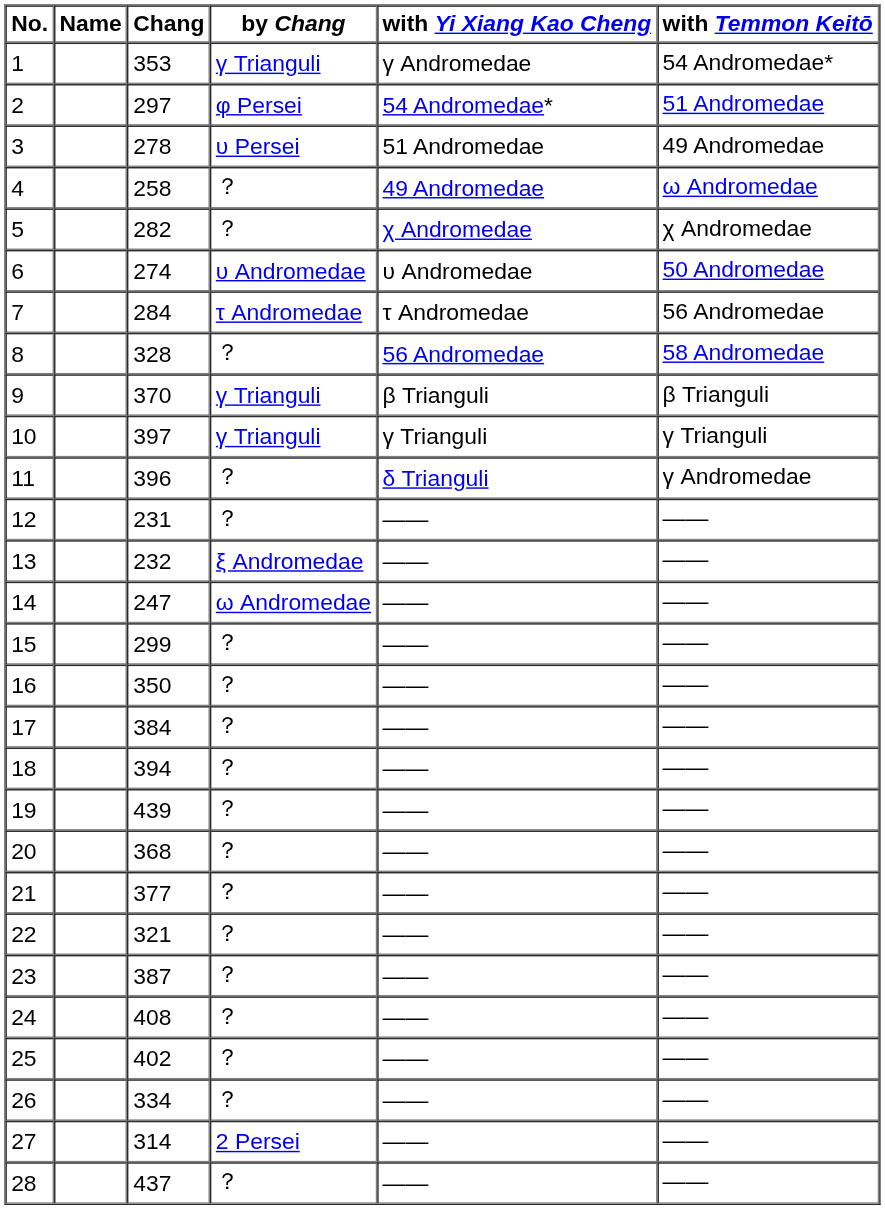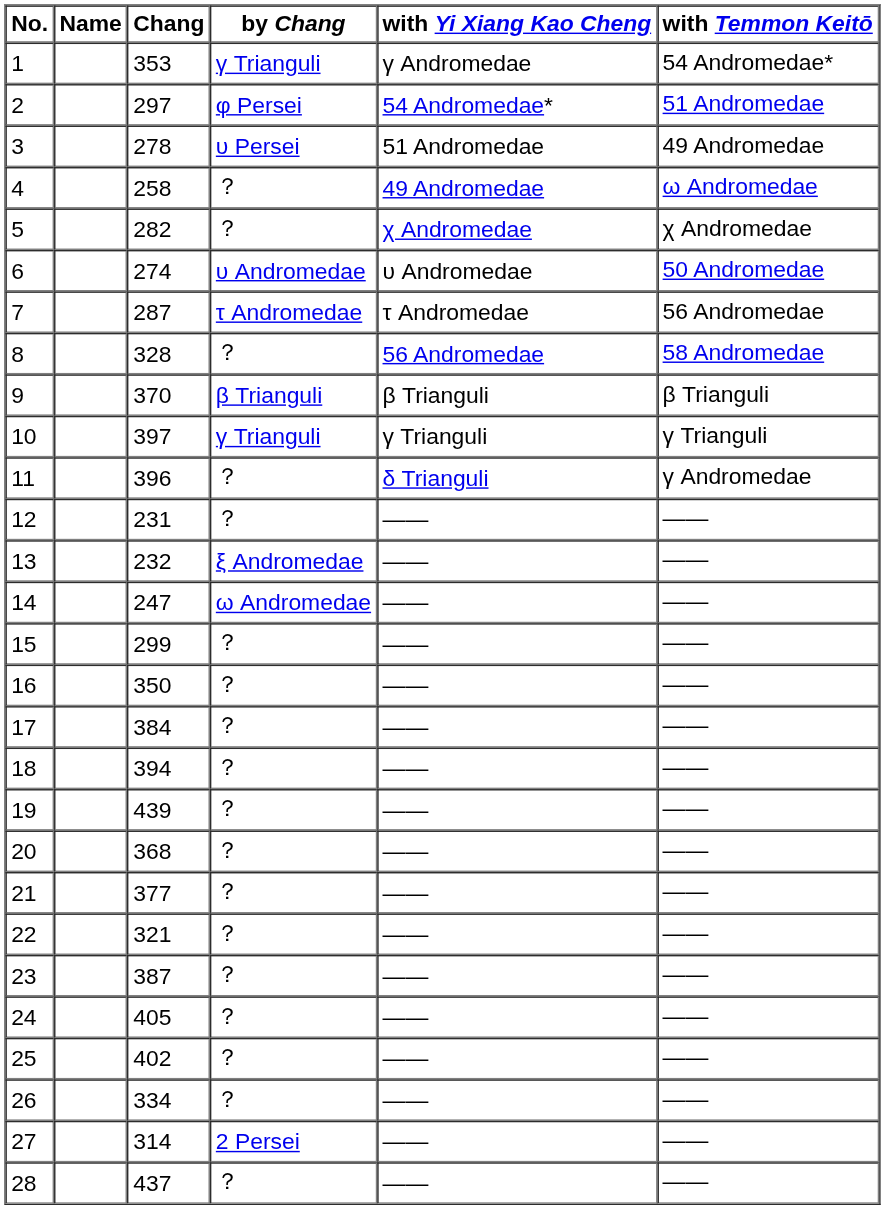(152, 311) 284 -> (152, 311) 287
(268, 394) γ Trianguli -> (269, 394) β Trianguli
(152, 1016) 408 -> (152, 1016) 405
